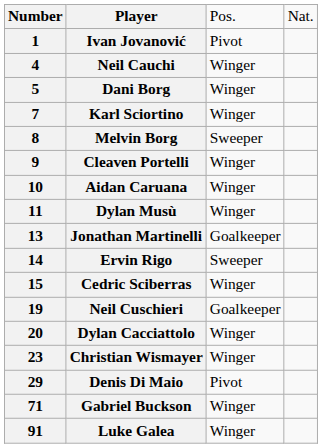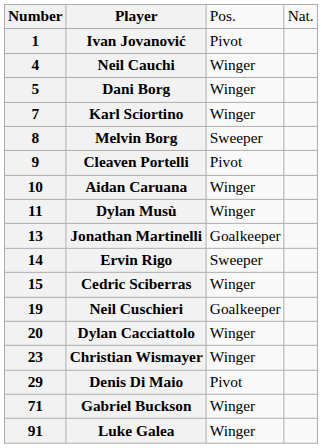(233, 162) Winger -> (226, 162) Pivot
